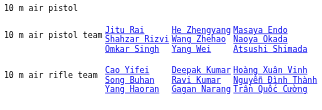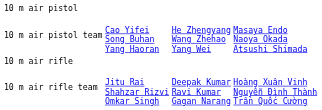(137, 39) Jitu Rai Shahzar Rizvi Omkar Singh -> (132, 39) Cao Yifei Song Buhan Yang Haoran
+ row: (38, 61)
(132, 80) Cao Yifei Song Buhan Yang Haoran -> (137, 92) Jitu Rai Shahzar Rizvi Omkar Singh
